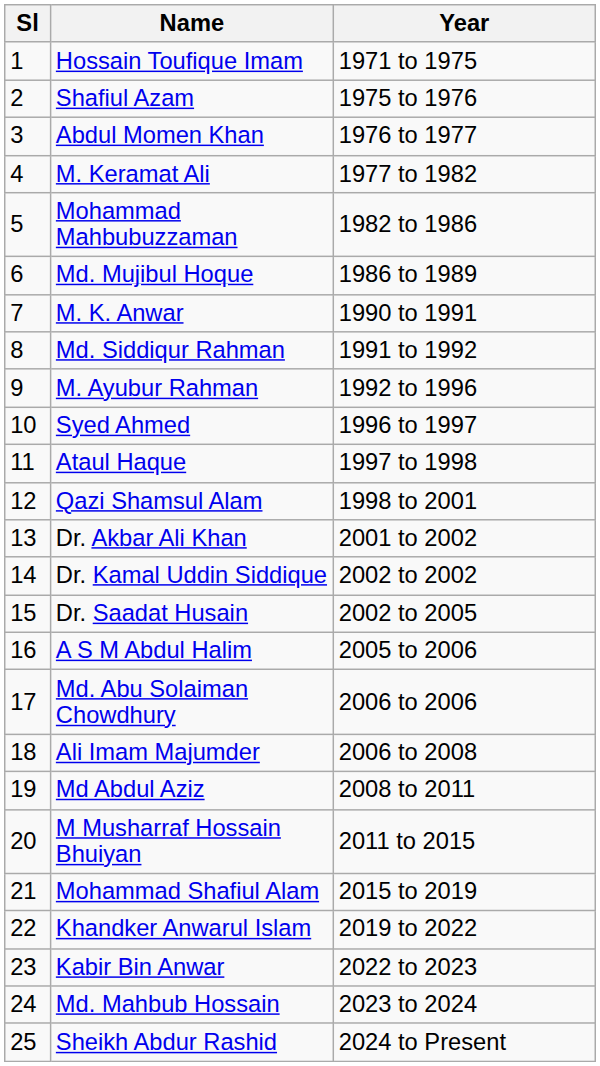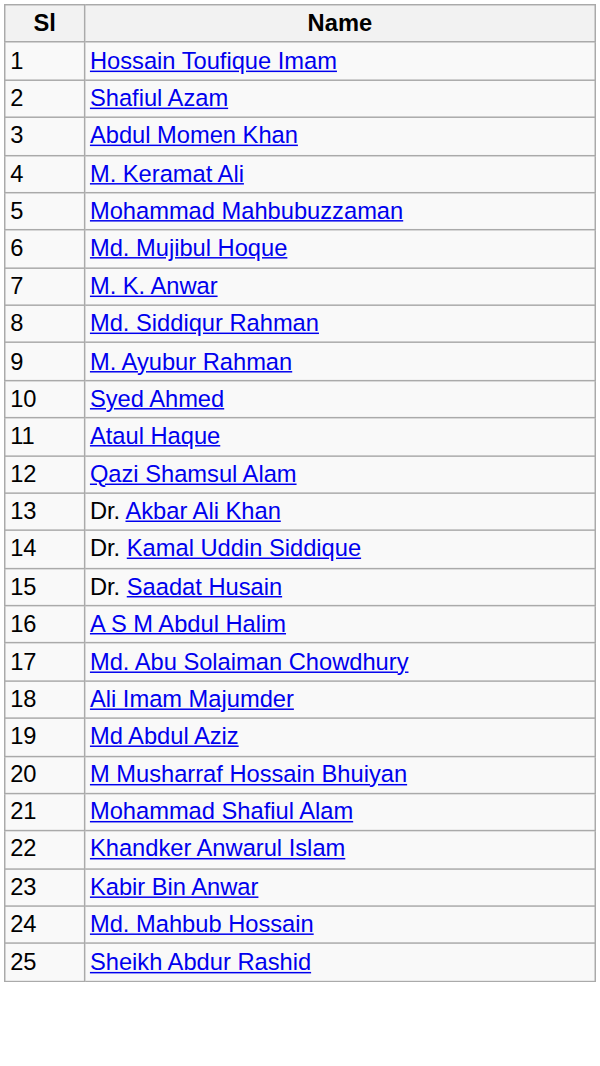- column: (464, 23)
